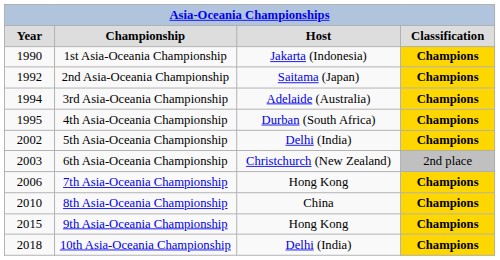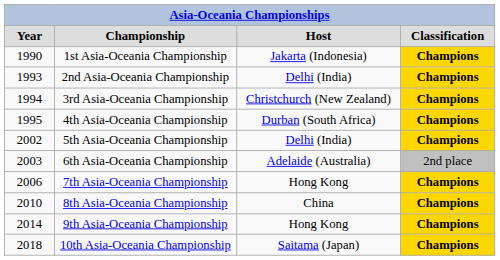(29, 78) 1992 -> (29, 78) 1993
(318, 78) Saitama (Japan) -> (318, 78) Delhi (India)
(318, 98) Adelaide (Australia) -> (318, 98) Christchurch (New Zealand)
(318, 161) Christchurch (New Zealand) -> (318, 161) Adelaide (Australia)
(29, 224) 2015 -> (29, 224) 2014
(318, 245) Delhi (India) -> (318, 245) Saitama (Japan)
